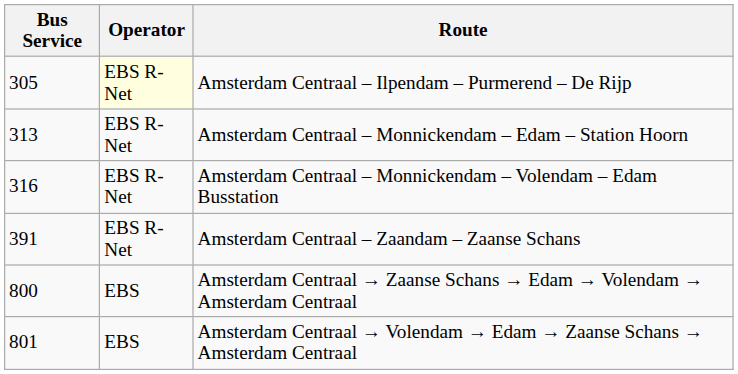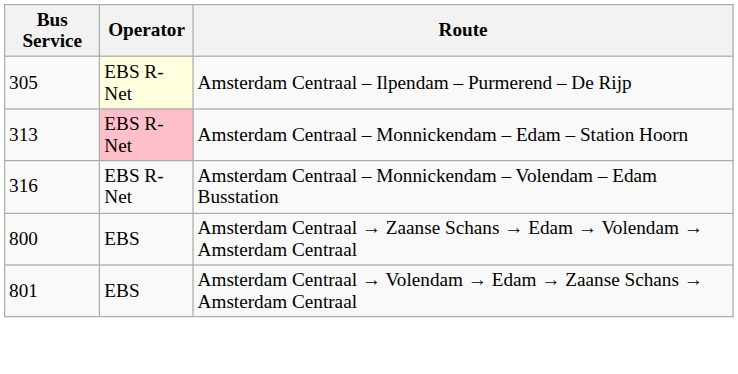(134, 134) no background -> (134, 134) pink background
- row: (389, 238)
